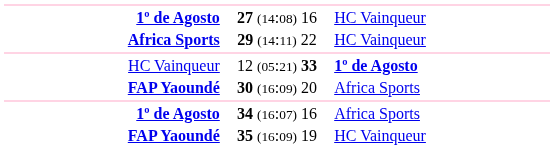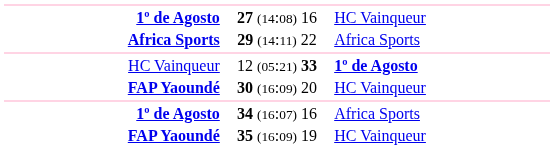(380, 40) HC Vainqueur -> (377, 40) Africa Sports
(377, 88) Africa Sports -> (380, 88) HC Vainqueur
